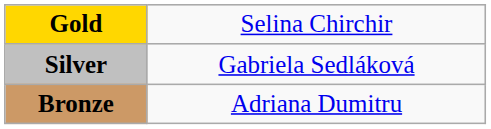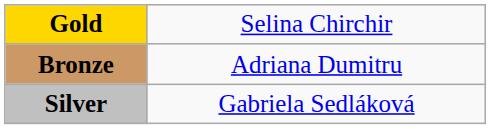rows swapped: (76, 63) <-> (76, 103)
